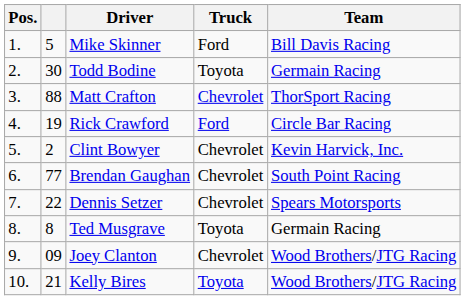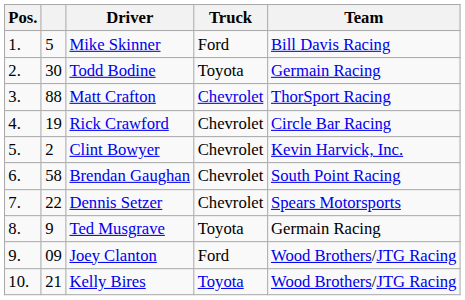(213, 123) Ford -> (231, 123) Chevrolet
(53, 176) 77 -> (53, 176) 58
(49, 228) 8 -> (49, 228) 9
(231, 255) Chevrolet -> (213, 255) Ford
